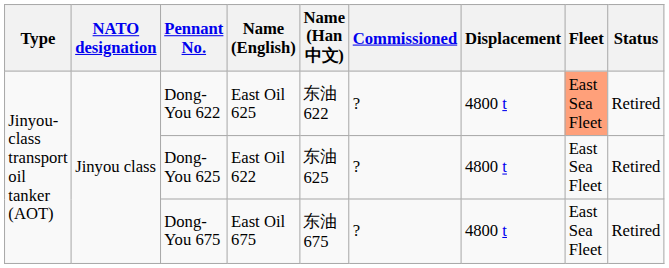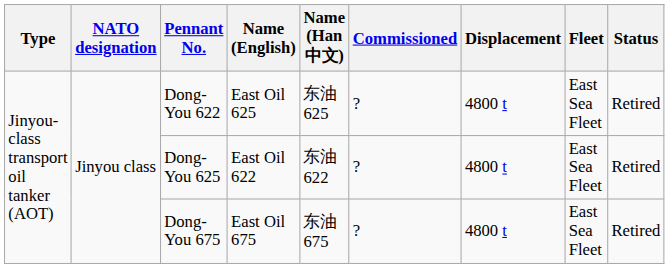(320, 103) 东油 622 -> (320, 103) 东油 625
(585, 103) lightsalmon background -> (585, 103) no background
(320, 167) 东油 625 -> (320, 167) 东油 622
